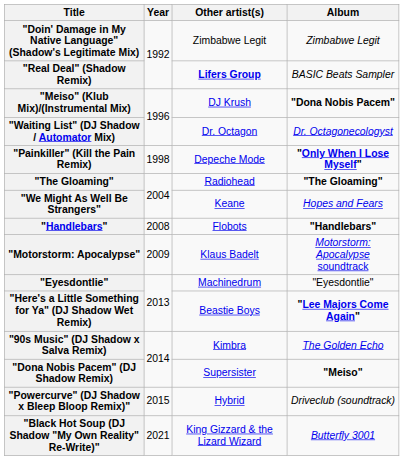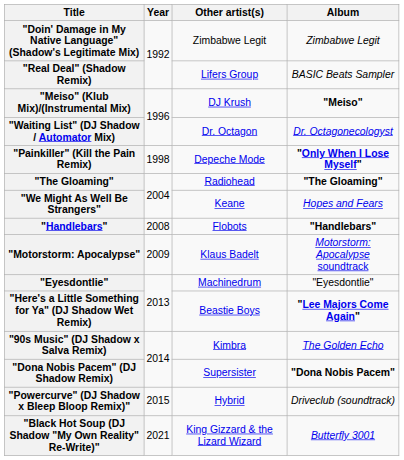(230, 74) bold -> (230, 74) normal
(343, 103) "Dona Nobis Pacem" -> (343, 103) "Meiso"
(343, 373) "Meiso" -> (343, 373) "Dona Nobis Pacem"
